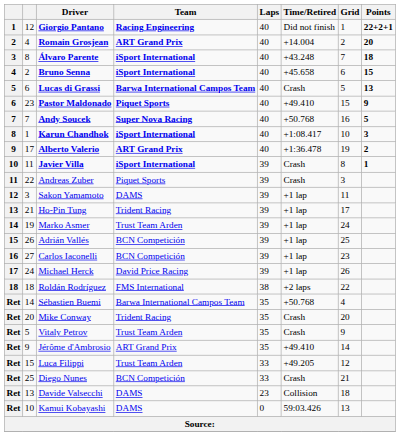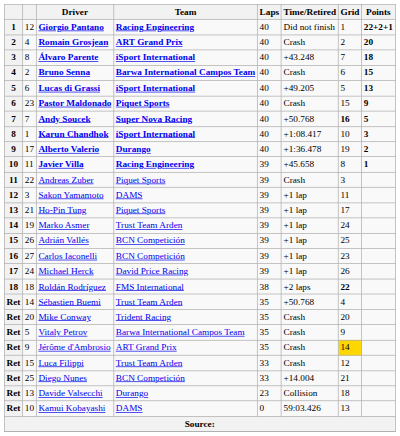(299, 42) +14.004 -> (294, 42) Crash
(155, 72) iSport International -> (186, 72) Barwa International Campos Team
(299, 72) +45.658 -> (294, 72) Crash
(186, 88) Barwa International Campos Team -> (155, 88) iSport International
(294, 88) Crash -> (299, 88) +49.205
(299, 103) +49.410 -> (294, 103) Crash
(345, 118) normal -> (345, 118) bold
(149, 149) ART Grand Prix -> (133, 149) Durango
(155, 164) iSport International -> (155, 164) Racing Engineering
(294, 164) Crash -> (299, 164) +45.658
(143, 210) Trident Racing -> (141, 210) Piquet Sports
(345, 286) normal -> (345, 286) bold
(180, 301) Barwa International Campos Team -> (149, 301) Trust Team Arden
(149, 332) Trust Team Arden -> (180, 332) Barwa International Campos Team
(299, 347) +49.410 -> (294, 347) Crash
(345, 347) no background -> (345, 347) gold background
(299, 362) +49.205 -> (294, 362) Crash
(294, 377) Crash -> (299, 377) +14.004
(129, 393) DAMS -> (132, 393) Durango
